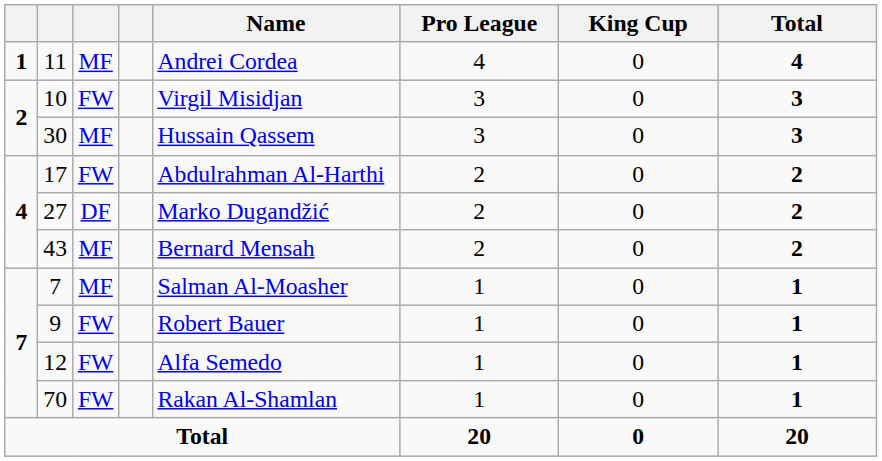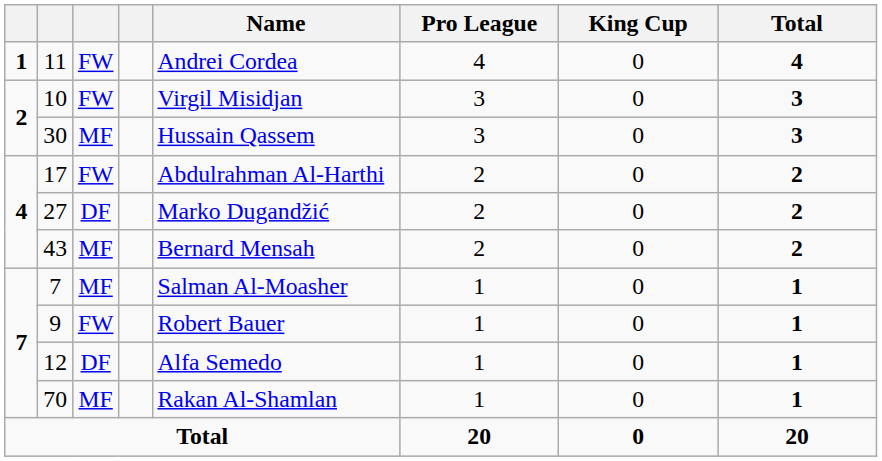(96, 60) MF -> (96, 60) FW
(96, 361) FW -> (96, 361) DF
(96, 398) FW -> (96, 398) MF
